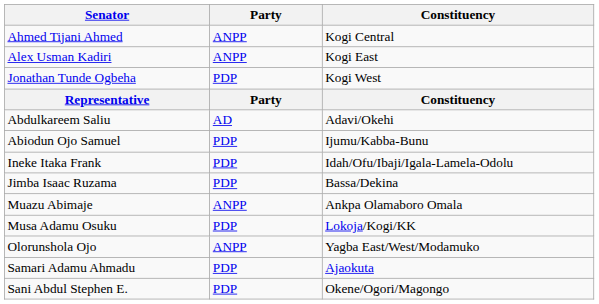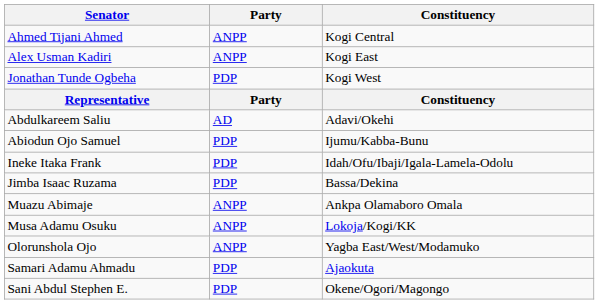(225, 225) PDP -> (230, 225) ANPP
